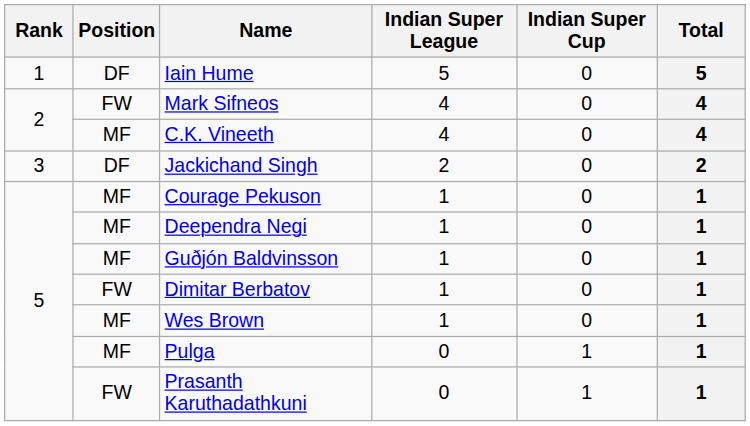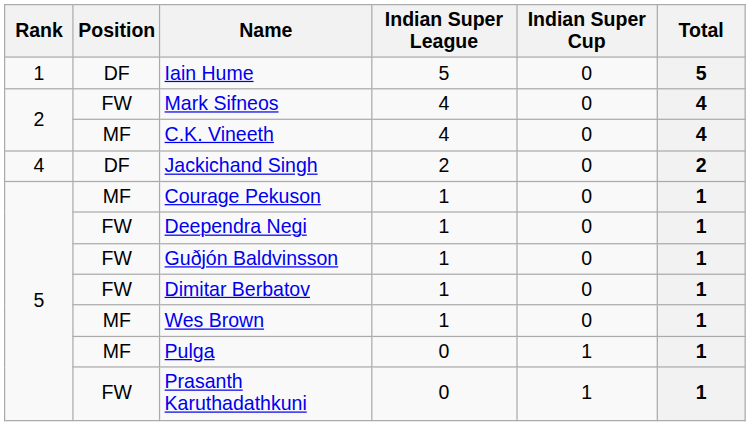(39, 165) 3 -> (39, 165) 4
(117, 227) MF -> (117, 227) FW
(117, 258) MF -> (117, 258) FW
